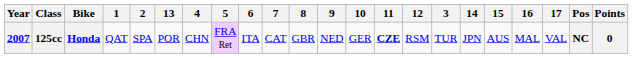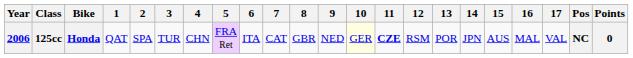columns swapped: (446, 13) <-> (169, 13)
(18, 37) 2007 -> (18, 37) 2006
(360, 37) no background -> (361, 37) lightyellow background
